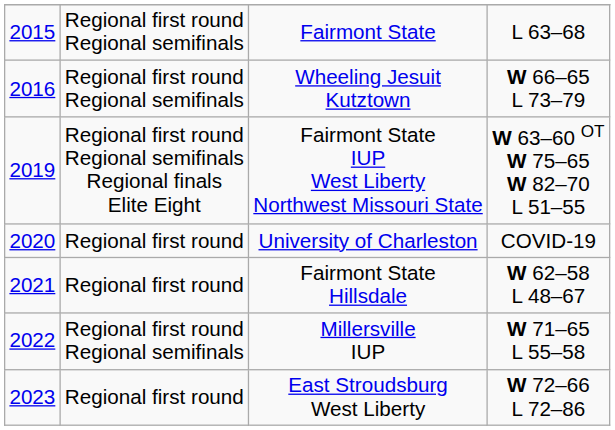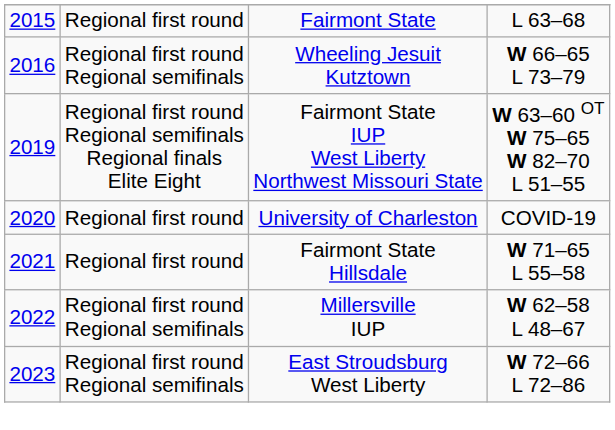(154, 32) Regional first round Regional semifinals -> (154, 20) Regional first round
(548, 285) W 62–58 L 48–67 -> (548, 261) W 71–65 L 55–58
(548, 341) W 71–65 L 55–58 -> (548, 317) W 62–58 L 48–67
(154, 397) Regional first round -> (154, 373) Regional first round Regional semifinals
